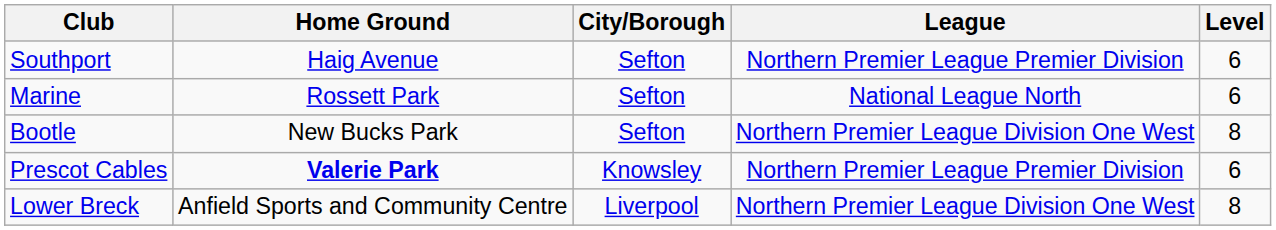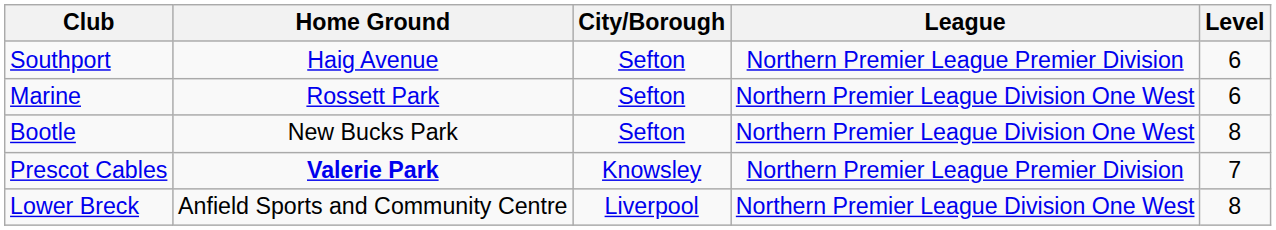(965, 96) National League North -> (965, 96) Northern Premier League Division One West
(1235, 170) 6 -> (1235, 170) 7
